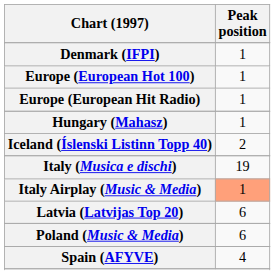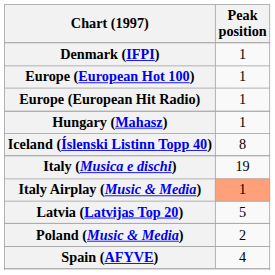(243, 144) 2 -> (243, 144) 8
(243, 212) 6 -> (243, 212) 5
(243, 235) 6 -> (243, 235) 2
